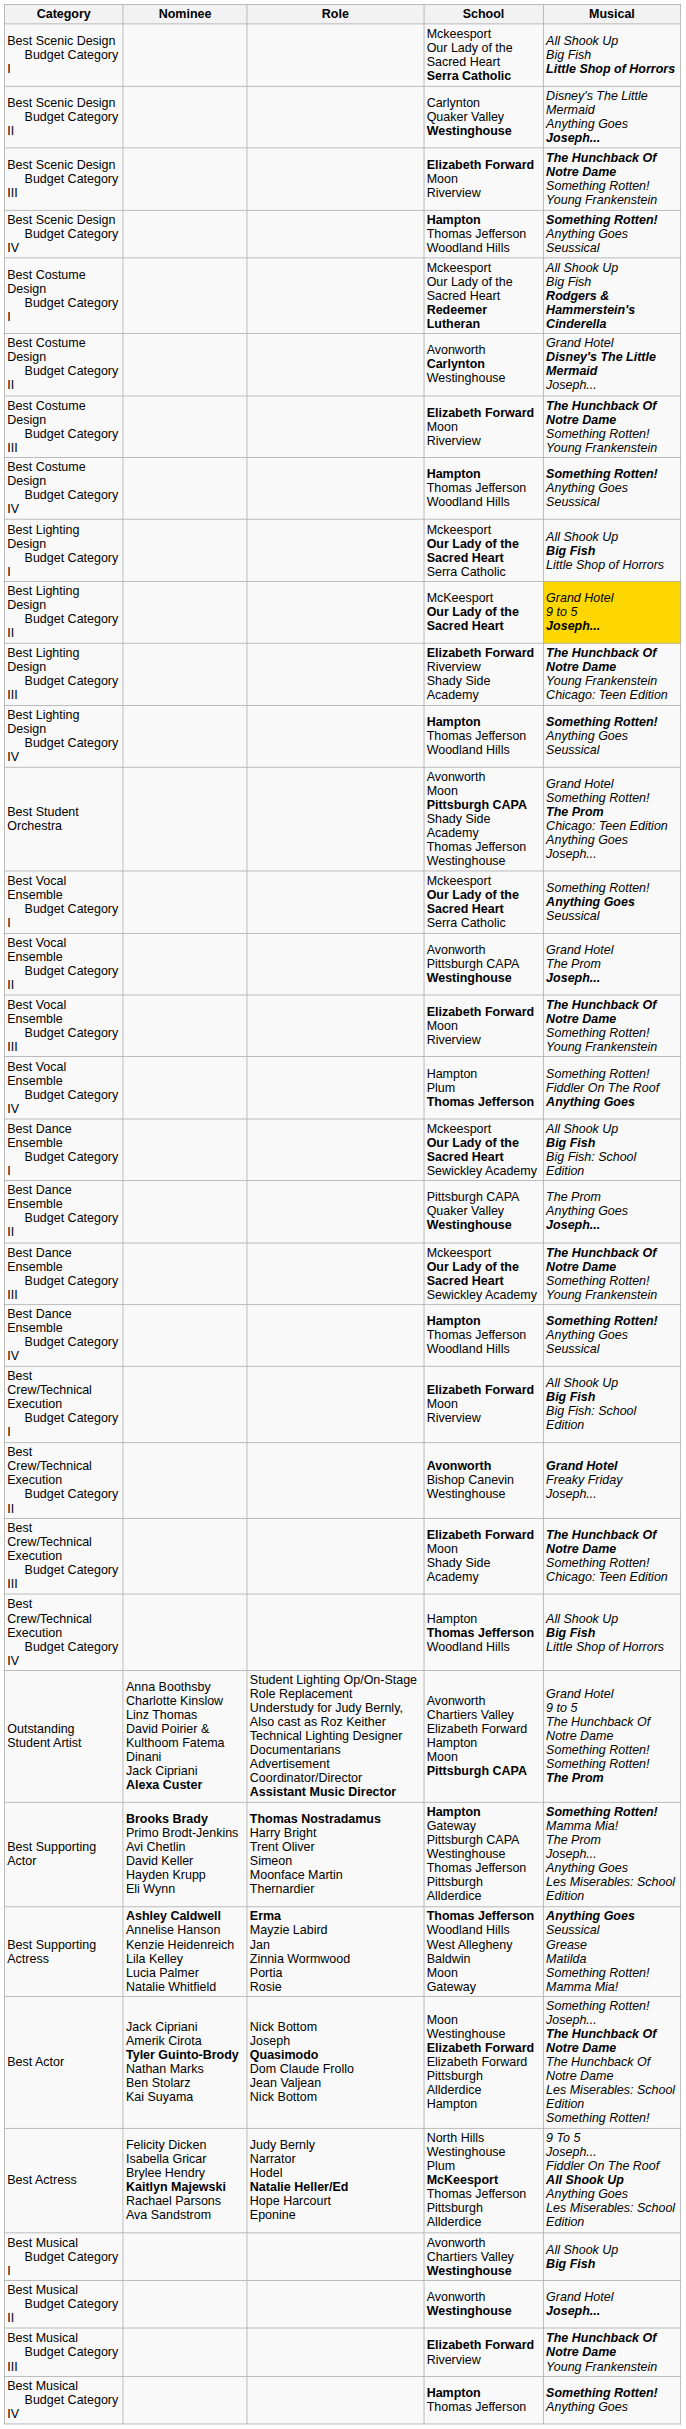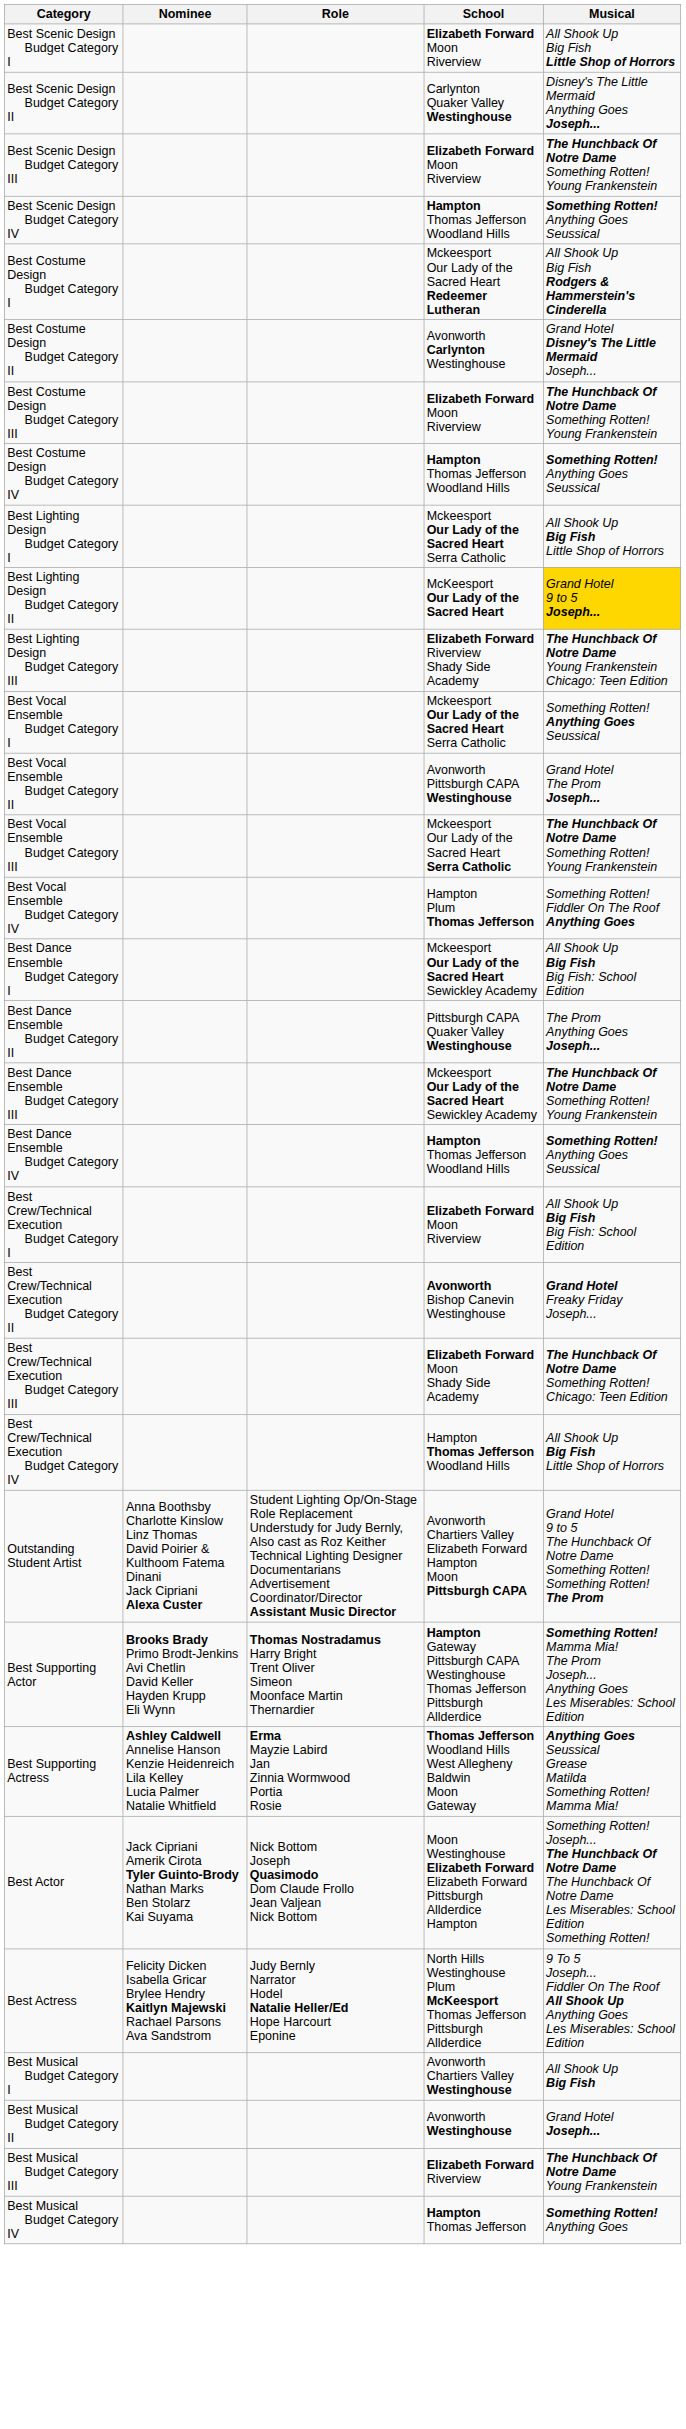(470, 55) Mckeesport Our Lady of the Sacred Heart Serra Catholic -> (480, 48) Elizabeth Forward Moon Riverview
- row: (63, 736)
- row: (43, 819)
(480, 1026) Elizabeth Forward Moon Riverview -> (470, 846) Mckeesport Our Lady of the Sacred Heart Serra Catholic
